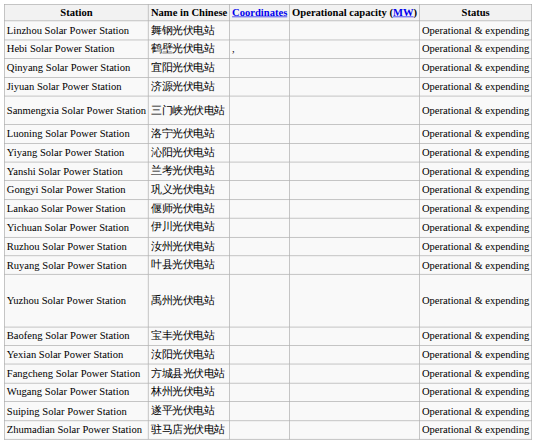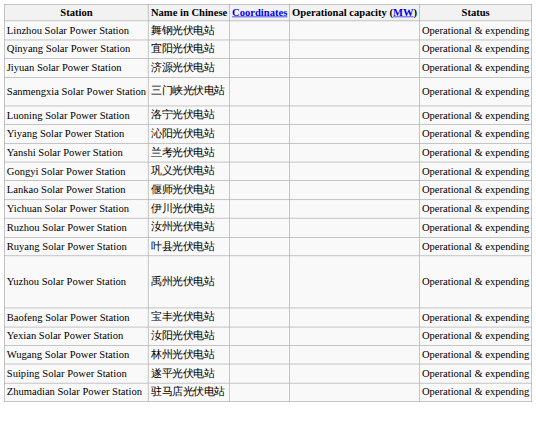- row: (61, 49)
- row: (73, 373)
